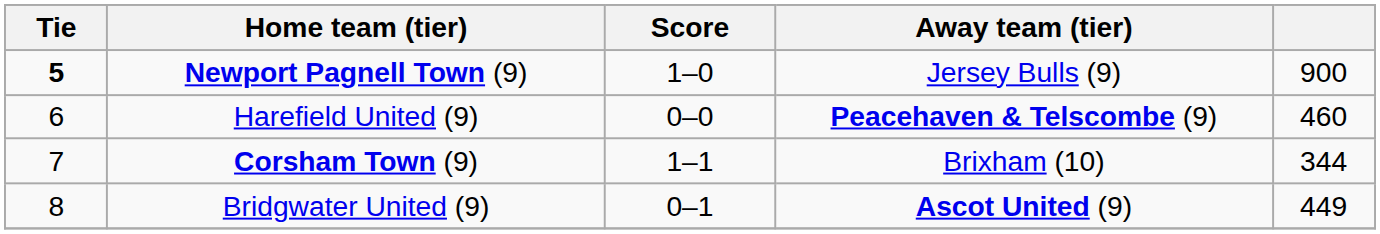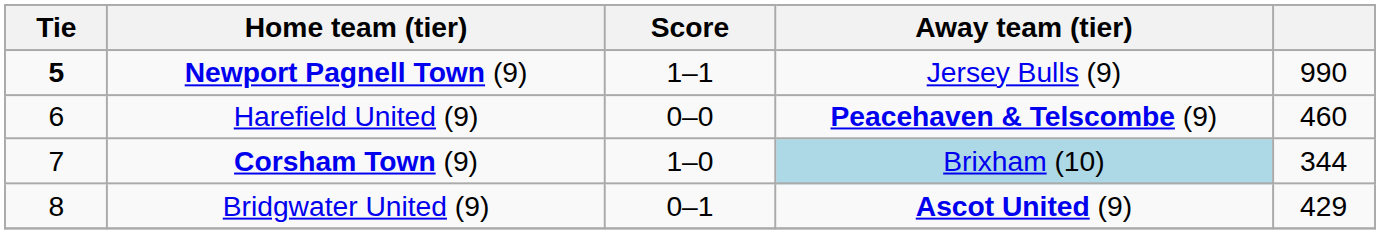(690, 72) 1–0 -> (690, 72) 1–1
(1324, 72) 900 -> (1324, 72) 990
(690, 161) 1–1 -> (690, 161) 1–0
(1024, 161) no background -> (1024, 161) lightblue background
(1324, 206) 449 -> (1324, 206) 429
